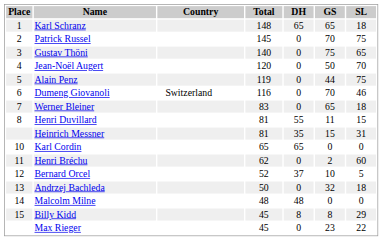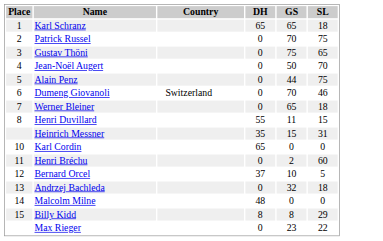- column: (264, 12)
